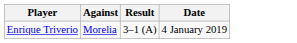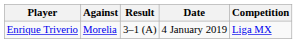+ column: (261, 13)
